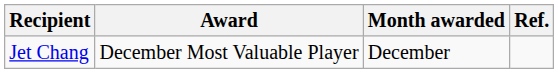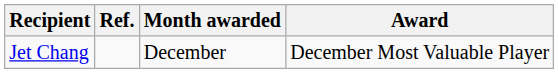columns swapped: (229, 20) <-> (532, 20)
